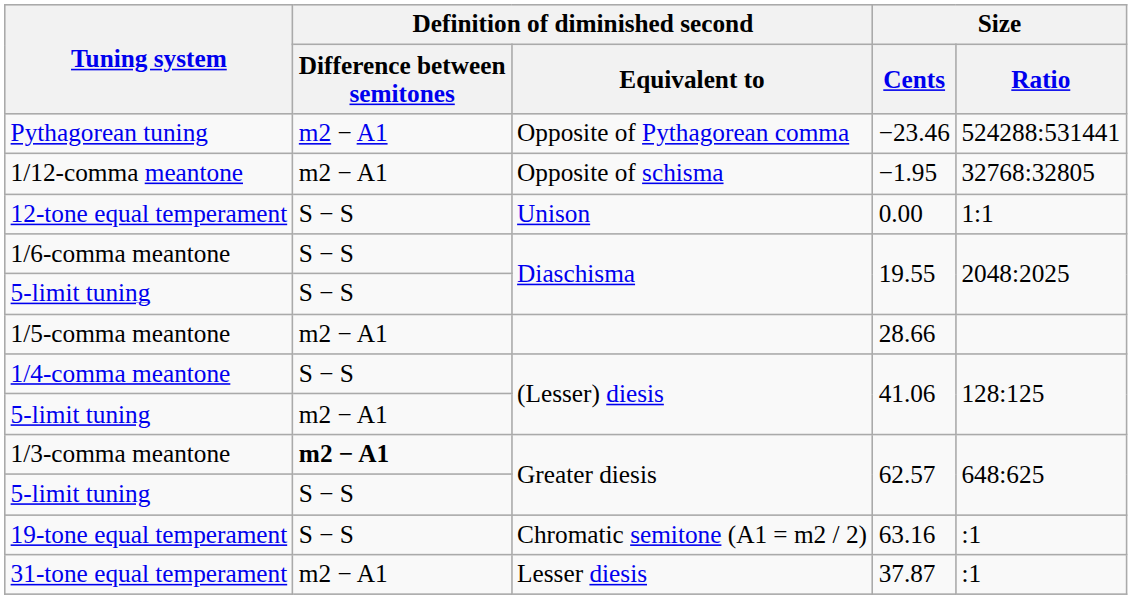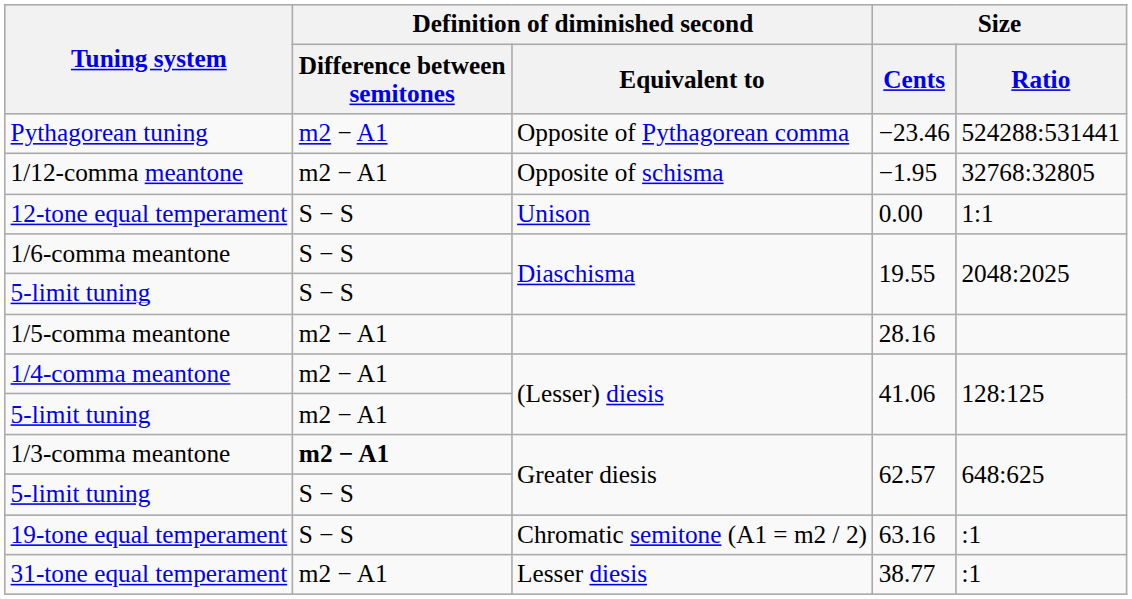(907, 333) 28.66 -> (907, 333) 28.16
(326, 373) S − S -> (343, 373) m2 − A1
(907, 574) 37.87 -> (907, 574) 38.77
